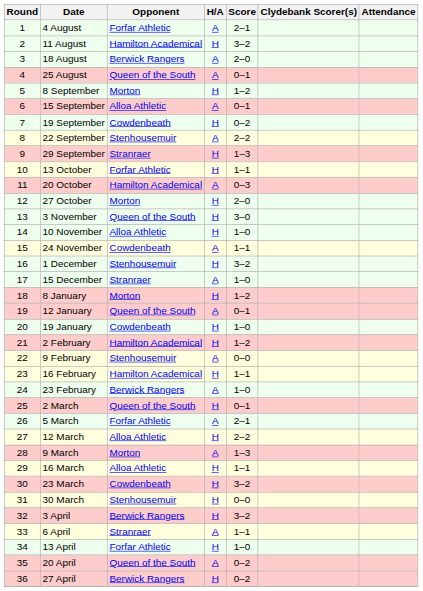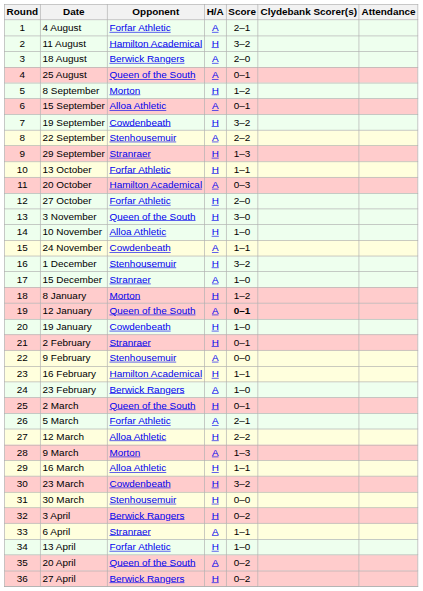(242, 122) 0–2 -> (242, 122) 3–2
(125, 201) Morton -> (140, 201) Forfar Athletic
(242, 311) normal -> (242, 311) bold
(156, 342) Hamilton Academical -> (130, 342) Stranraer
(242, 342) 1–2 -> (242, 342) 0–1
(242, 515) 3–2 -> (242, 515) 0–2
